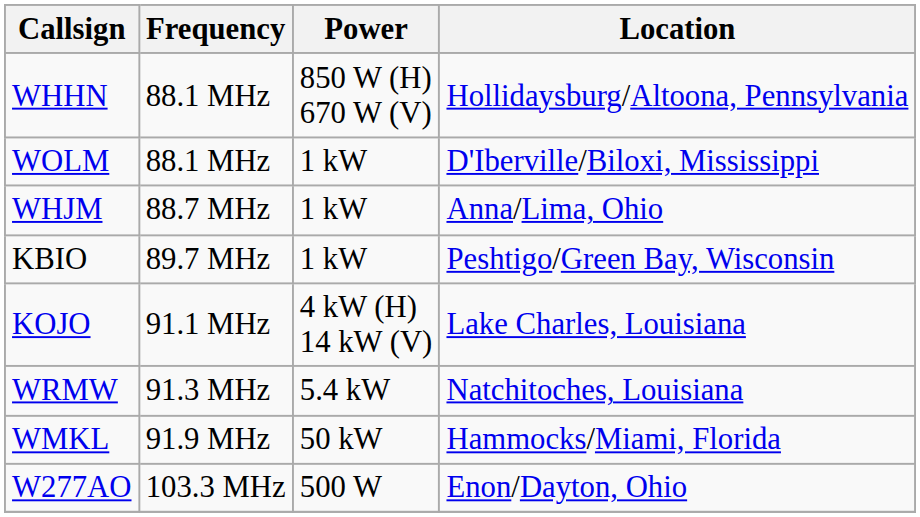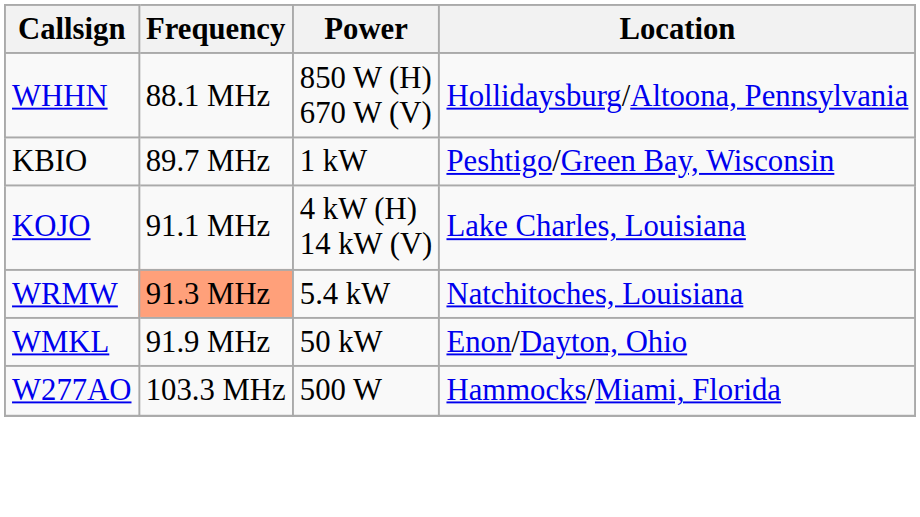- row: (61, 160)
- row: (57, 209)
(208, 390) no background -> (208, 292) lightsalmon background
(614, 439) Hammocks/Miami, Florida -> (567, 341) Enon/Dayton, Ohio
(567, 487) Enon/Dayton, Ohio -> (614, 390) Hammocks/Miami, Florida
